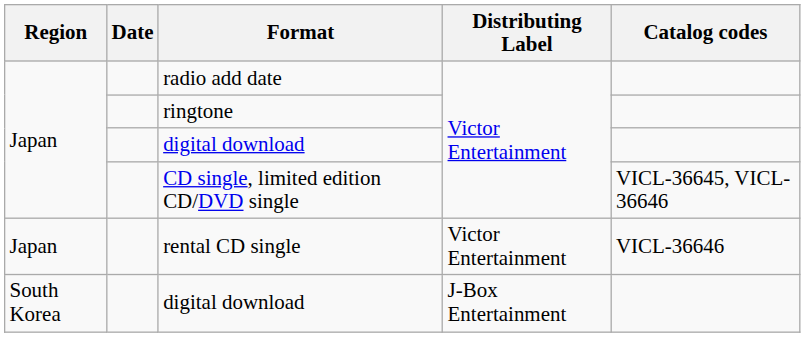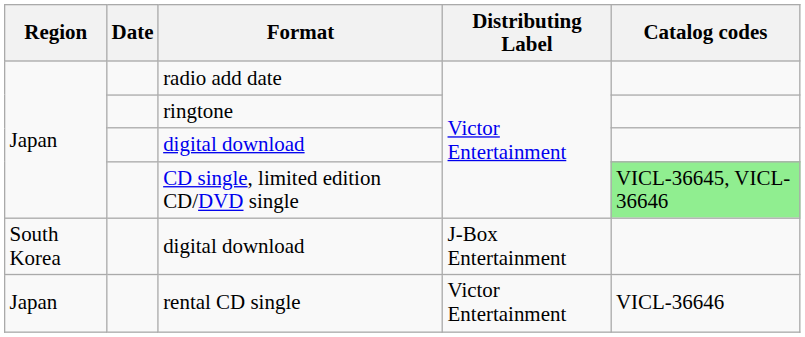(703, 189) no background -> (703, 189) lightgreen background
rows swapped: (35, 303) <-> (33, 246)
